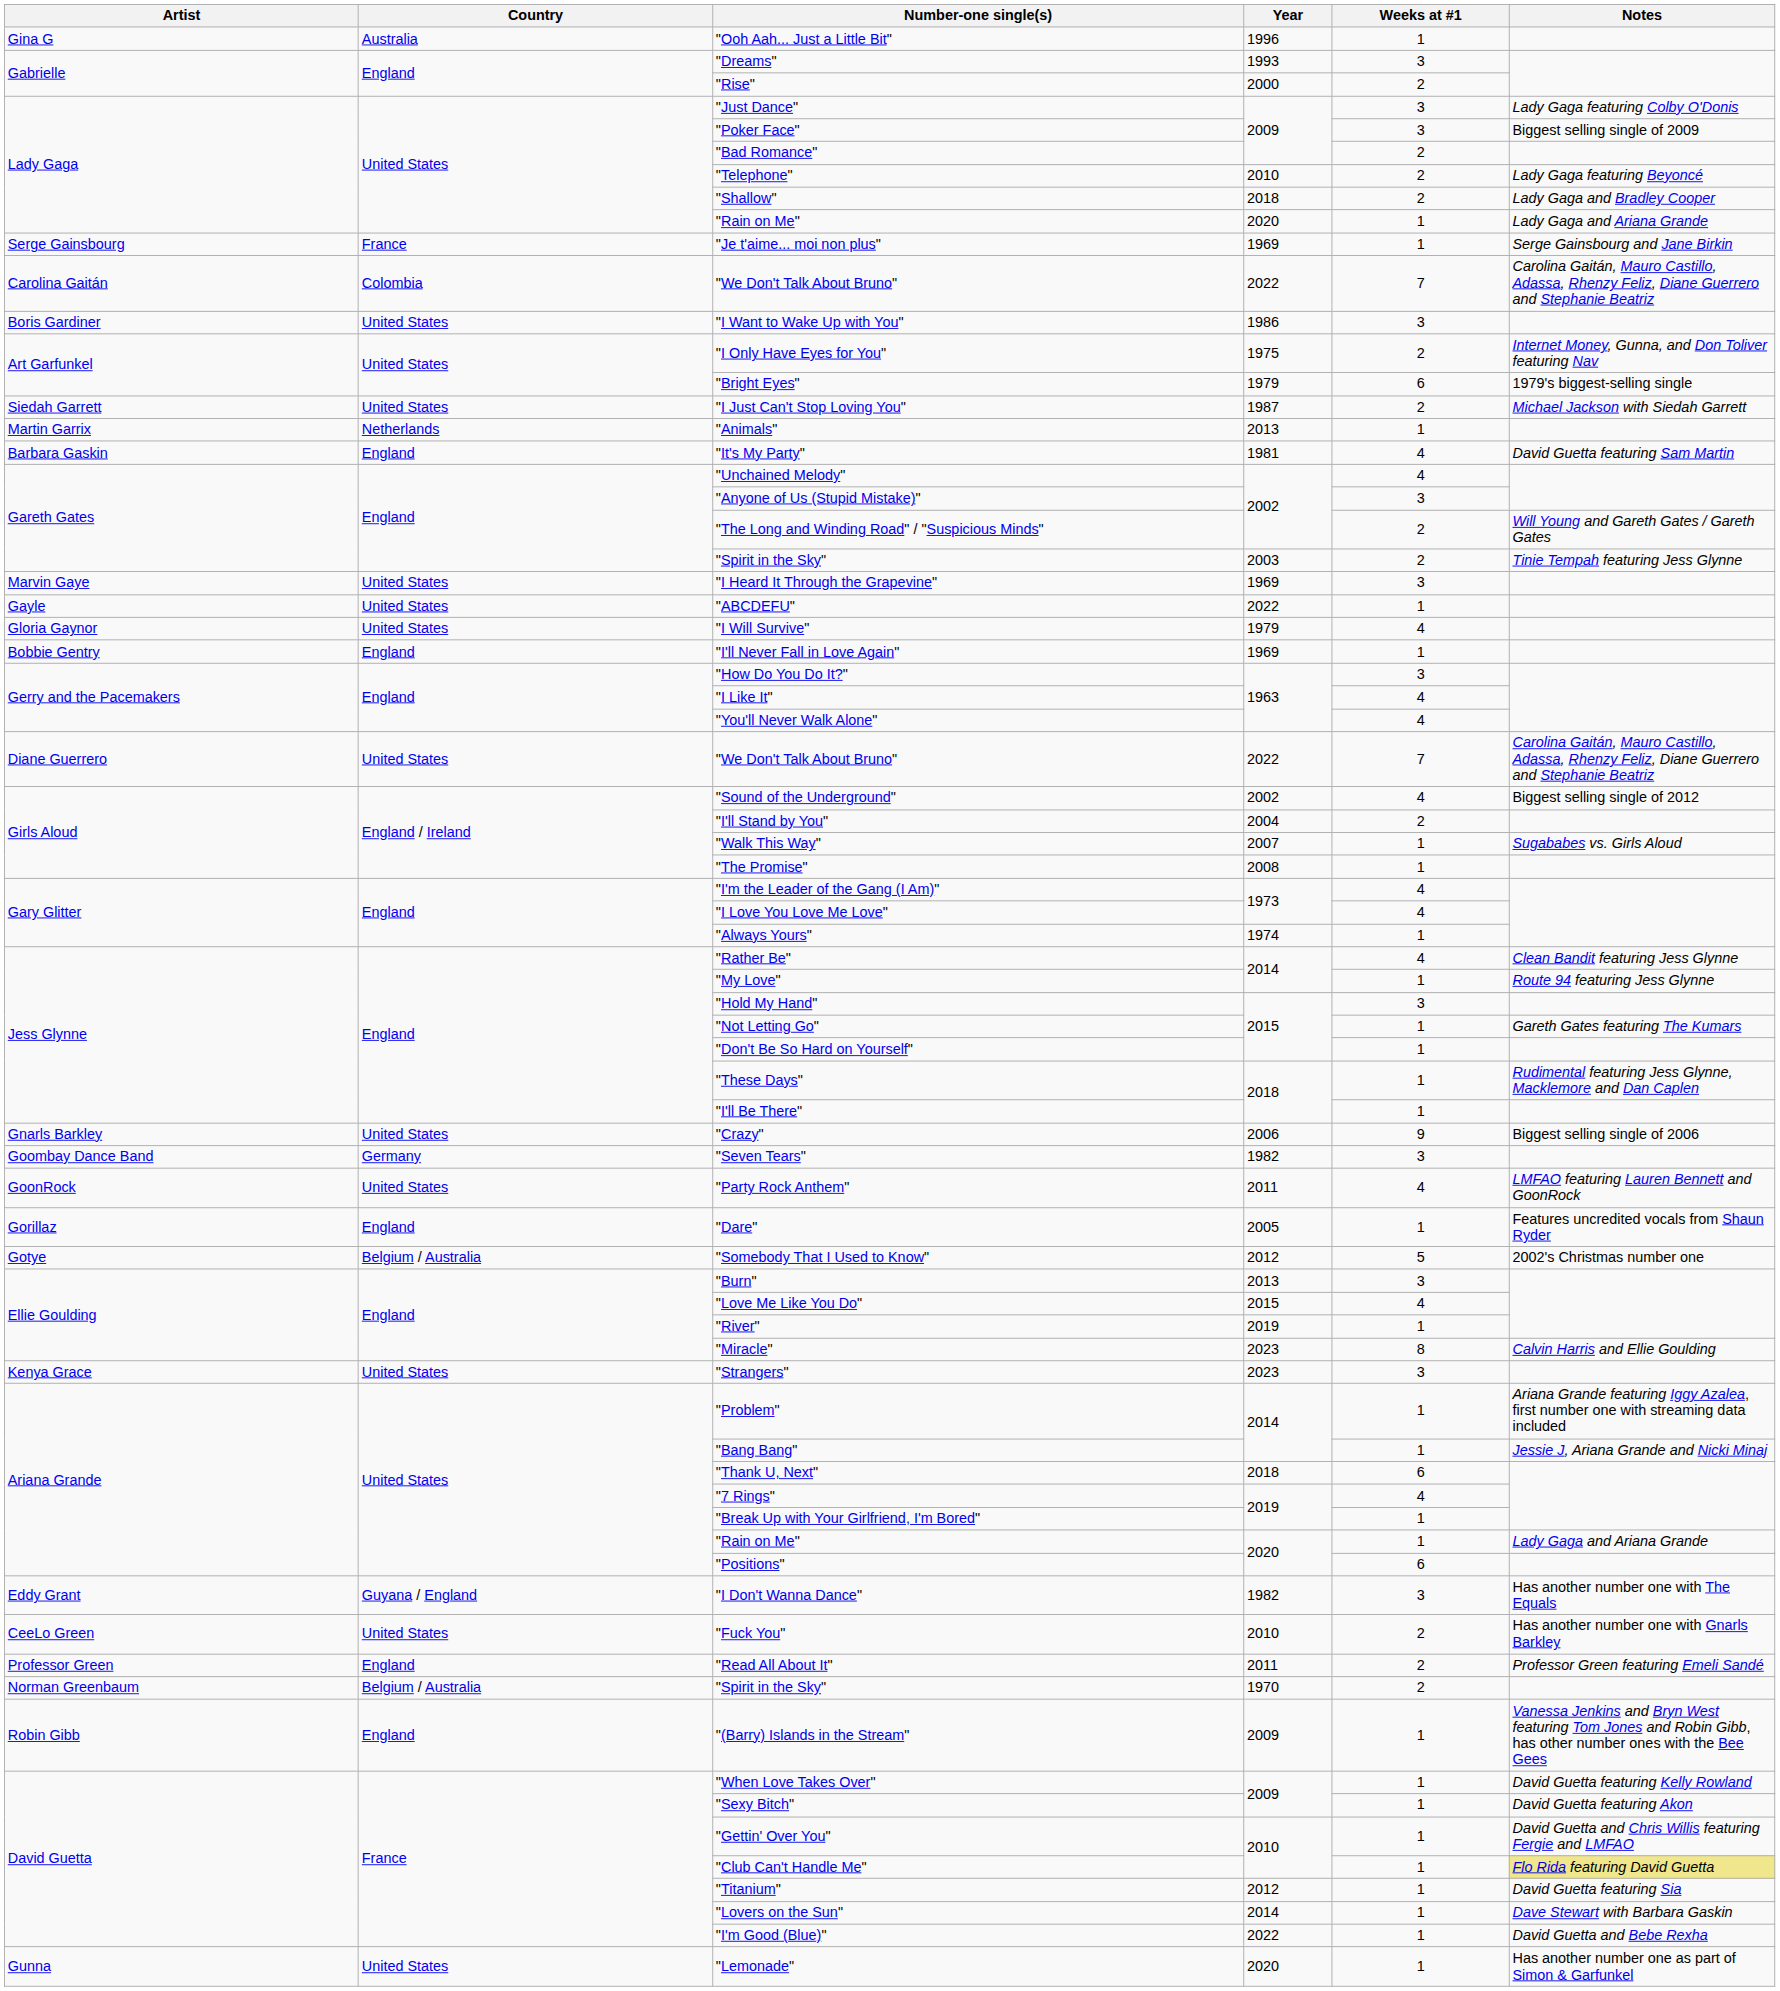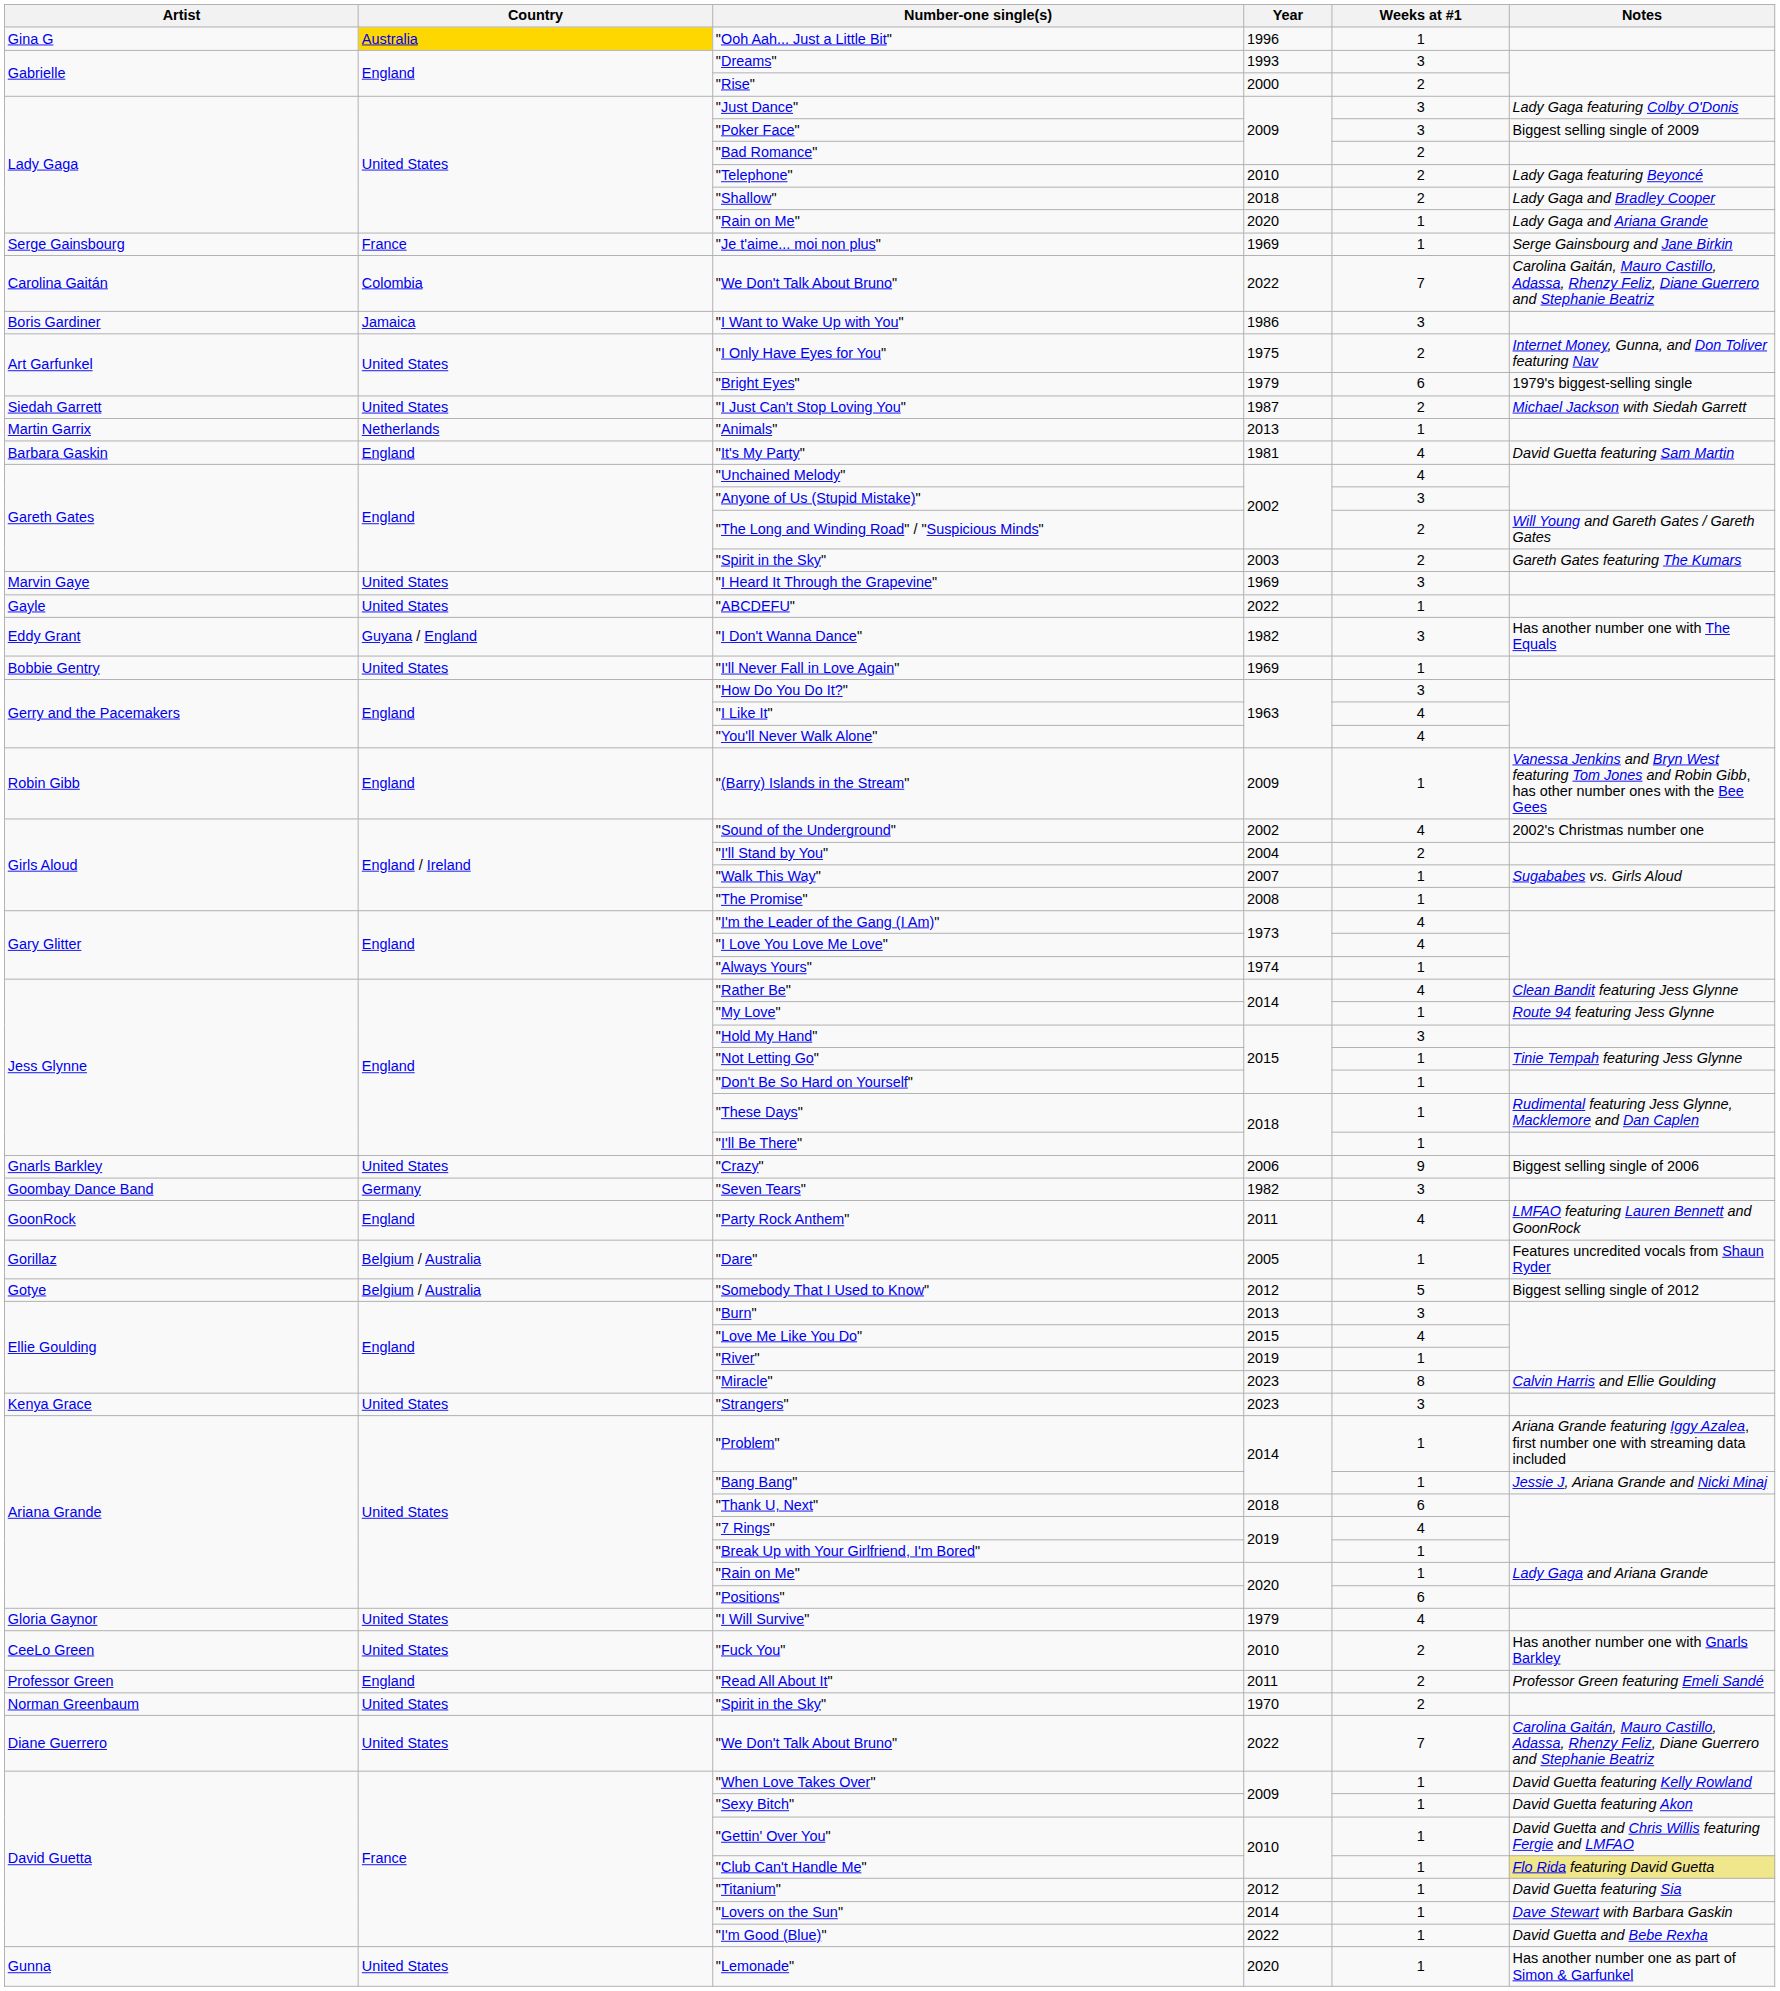(390, 38) no background -> (390, 38) gold background
(405, 322) United States -> (389, 322) Jamaica
(1627, 560) Tinie Tempah featuring Jess Glynne -> (1627, 560) Gareth Gates featuring The Kumars
rows swapped: (53, 628) <-> (44, 1595)
(388, 651) England -> (405, 667) United States
rows swapped: (44, 1735) <-> (57, 759)
(1606, 798) Biggest selling single of 2012 -> (1608, 830) 2002's Christmas number one
(1627, 1026) Gareth Gates featuring The Kumars -> (1627, 1059) Tinie Tempah featuring Jess Glynne
(405, 1187) United States -> (388, 1220) England
(388, 1226) England -> (421, 1259) Belgium / Australia
(1608, 1257) 2002's Christmas number one -> (1606, 1290) Biggest selling single of 2012
(421, 1688) Belgium / Australia -> (405, 1704) United States
